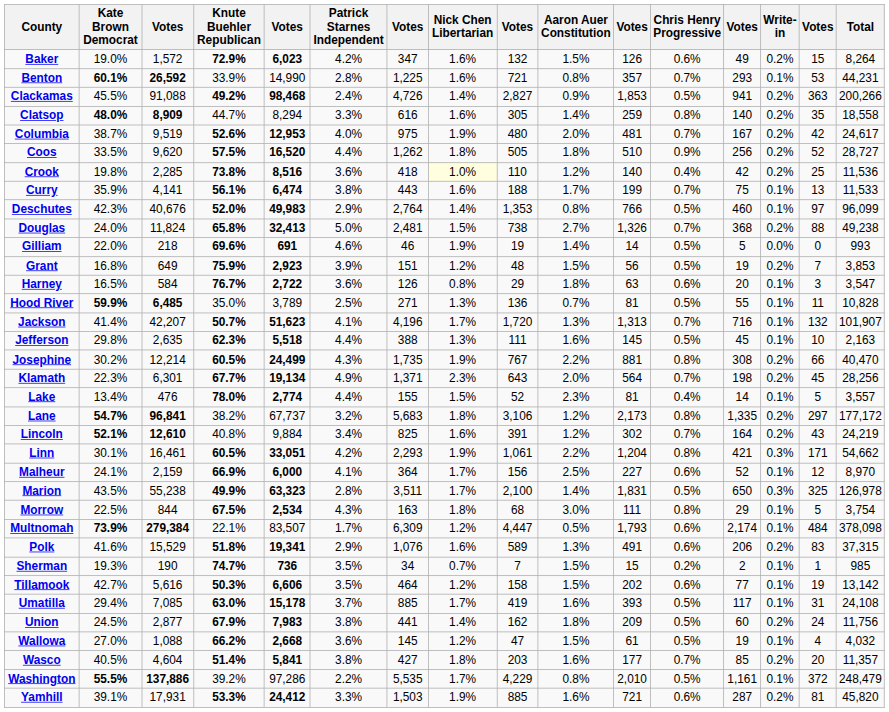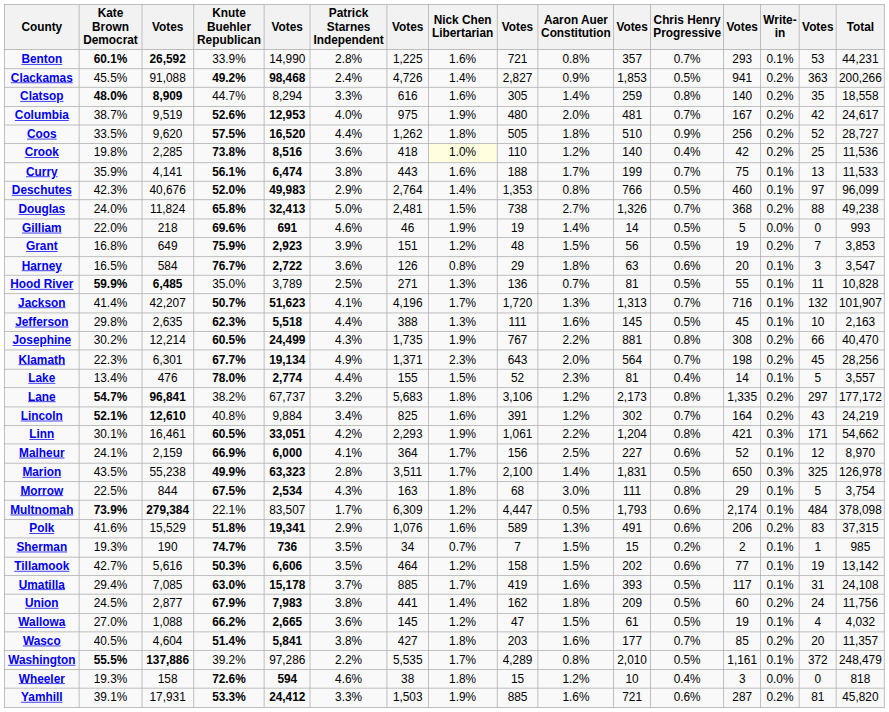- row: (42, 59)
(287, 641) 2,668 -> (287, 622) 2,665
(518, 678) 4,229 -> (518, 660) 4,289
+ row: (42, 678)
